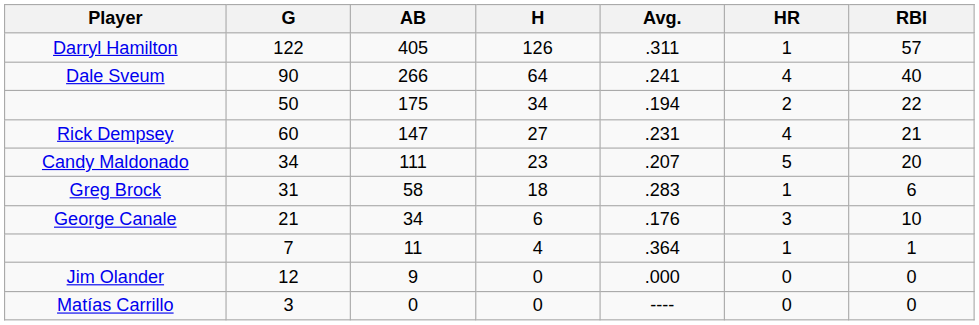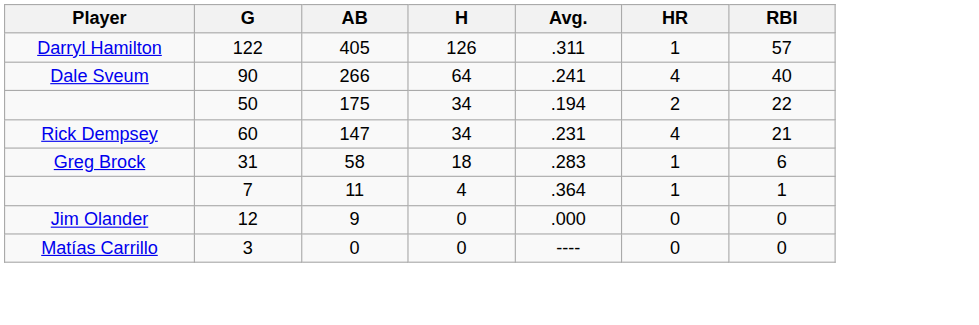(538, 133) 27 -> (461, 133) 34
- row: (115, 162)
- row: (115, 219)
